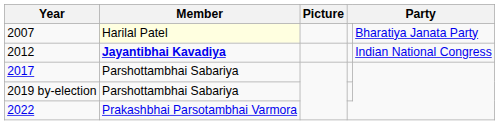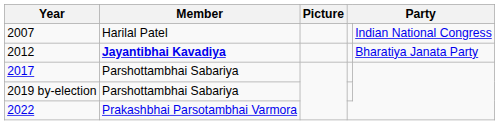(135, 33) lightyellow background -> (135, 33) no background
(417, 33) Bharatiya Janata Party -> (423, 33) Indian National Congress
(423, 52) Indian National Congress -> (417, 52) Bharatiya Janata Party
